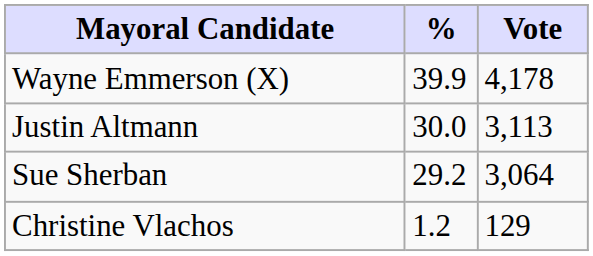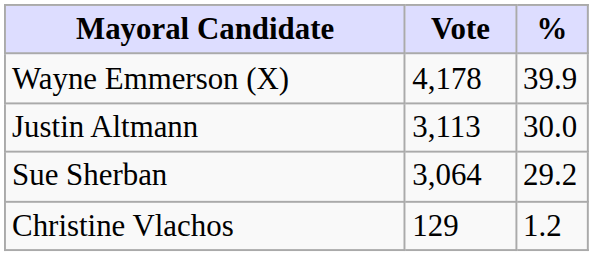columns swapped: (533, 28) <-> (441, 28)
